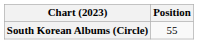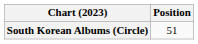(172, 30) 55 -> (172, 30) 51
